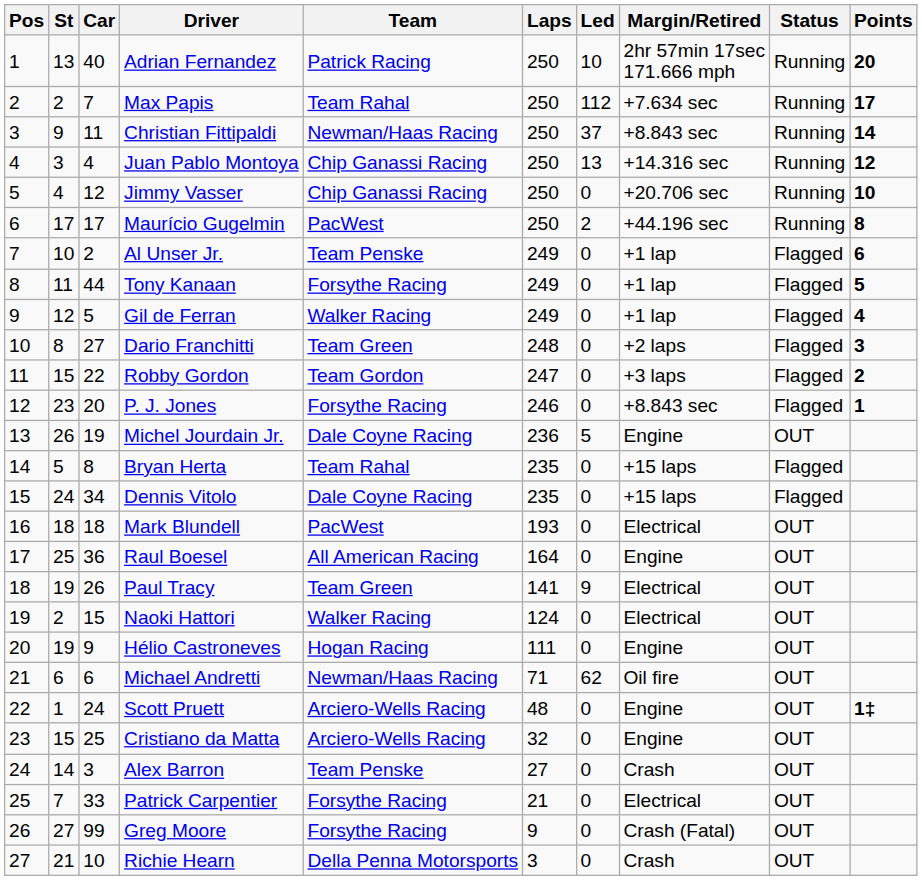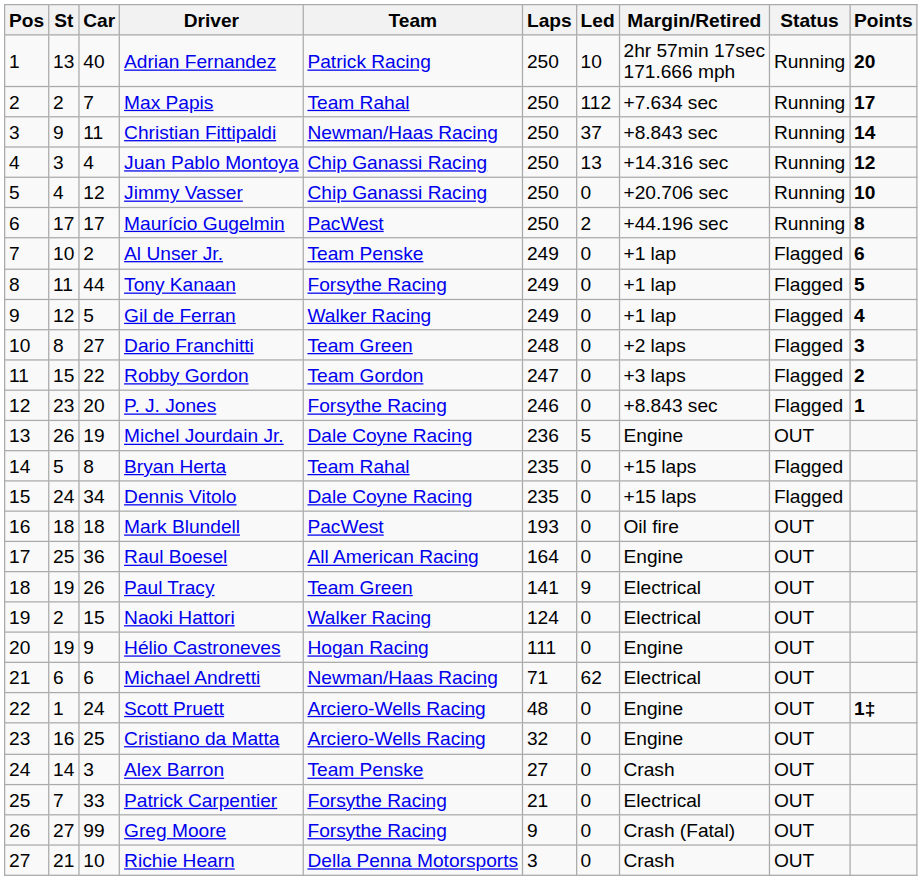(662, 526) Electrical -> (651, 526) Oil fire
(651, 678) Oil fire -> (662, 678) Electrical
(64, 739) 15 -> (64, 739) 16
